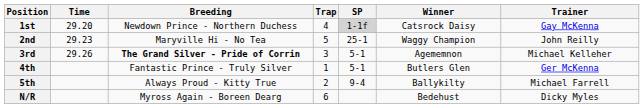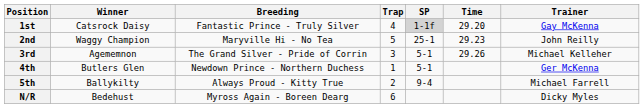columns swapped: (438, 11) <-> (79, 11)
(211, 26) Newdown Prince - Northern Duchess -> (278, 26) Fantastic Prince - Truly Silver
(211, 54) bold -> (278, 54) normal
(211, 68) Fantastic Prince - Truly Silver -> (278, 68) Newdown Prince - Northern Duchess
